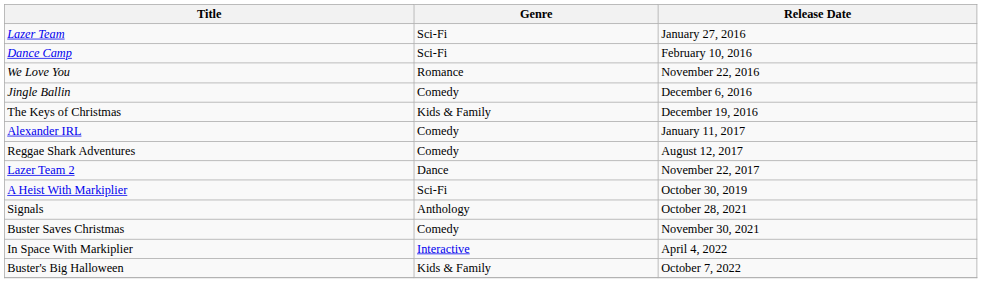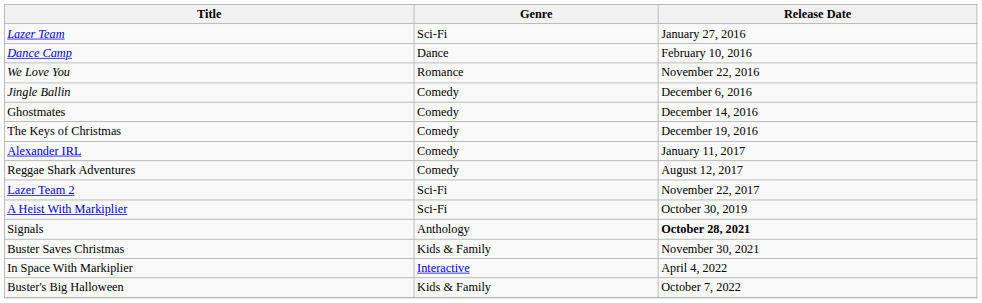(432, 53) Sci-Fi -> (433, 53) Dance
+ row: (36, 111)
(454, 111) Kids & Family -> (438, 131) Comedy
(433, 170) Dance -> (432, 190) Sci-Fi
(704, 209) normal -> (706, 229) bold
(438, 229) Comedy -> (454, 248) Kids & Family
